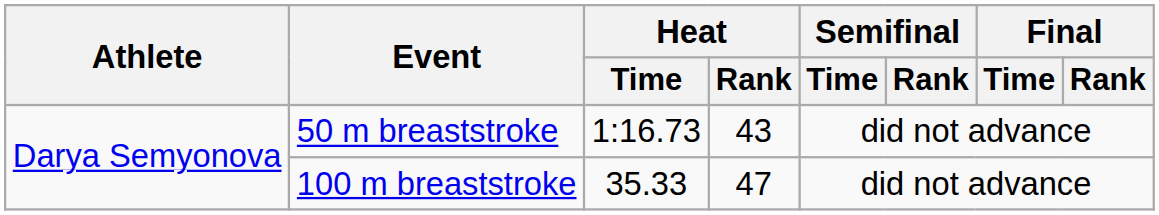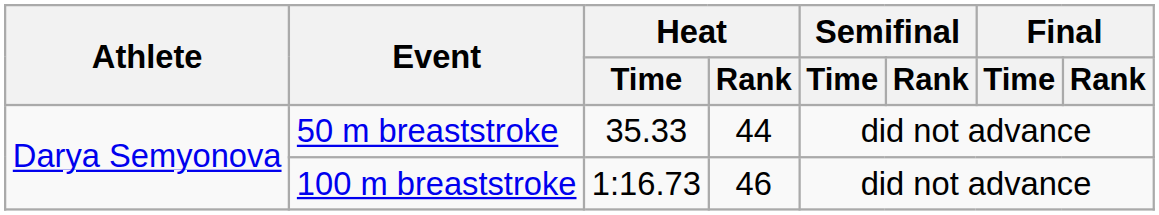(646, 132) 1:16.73 -> (646, 132) 35.33
(754, 132) 43 -> (754, 132) 44
(646, 183) 35.33 -> (646, 183) 1:16.73
(754, 183) 47 -> (754, 183) 46
